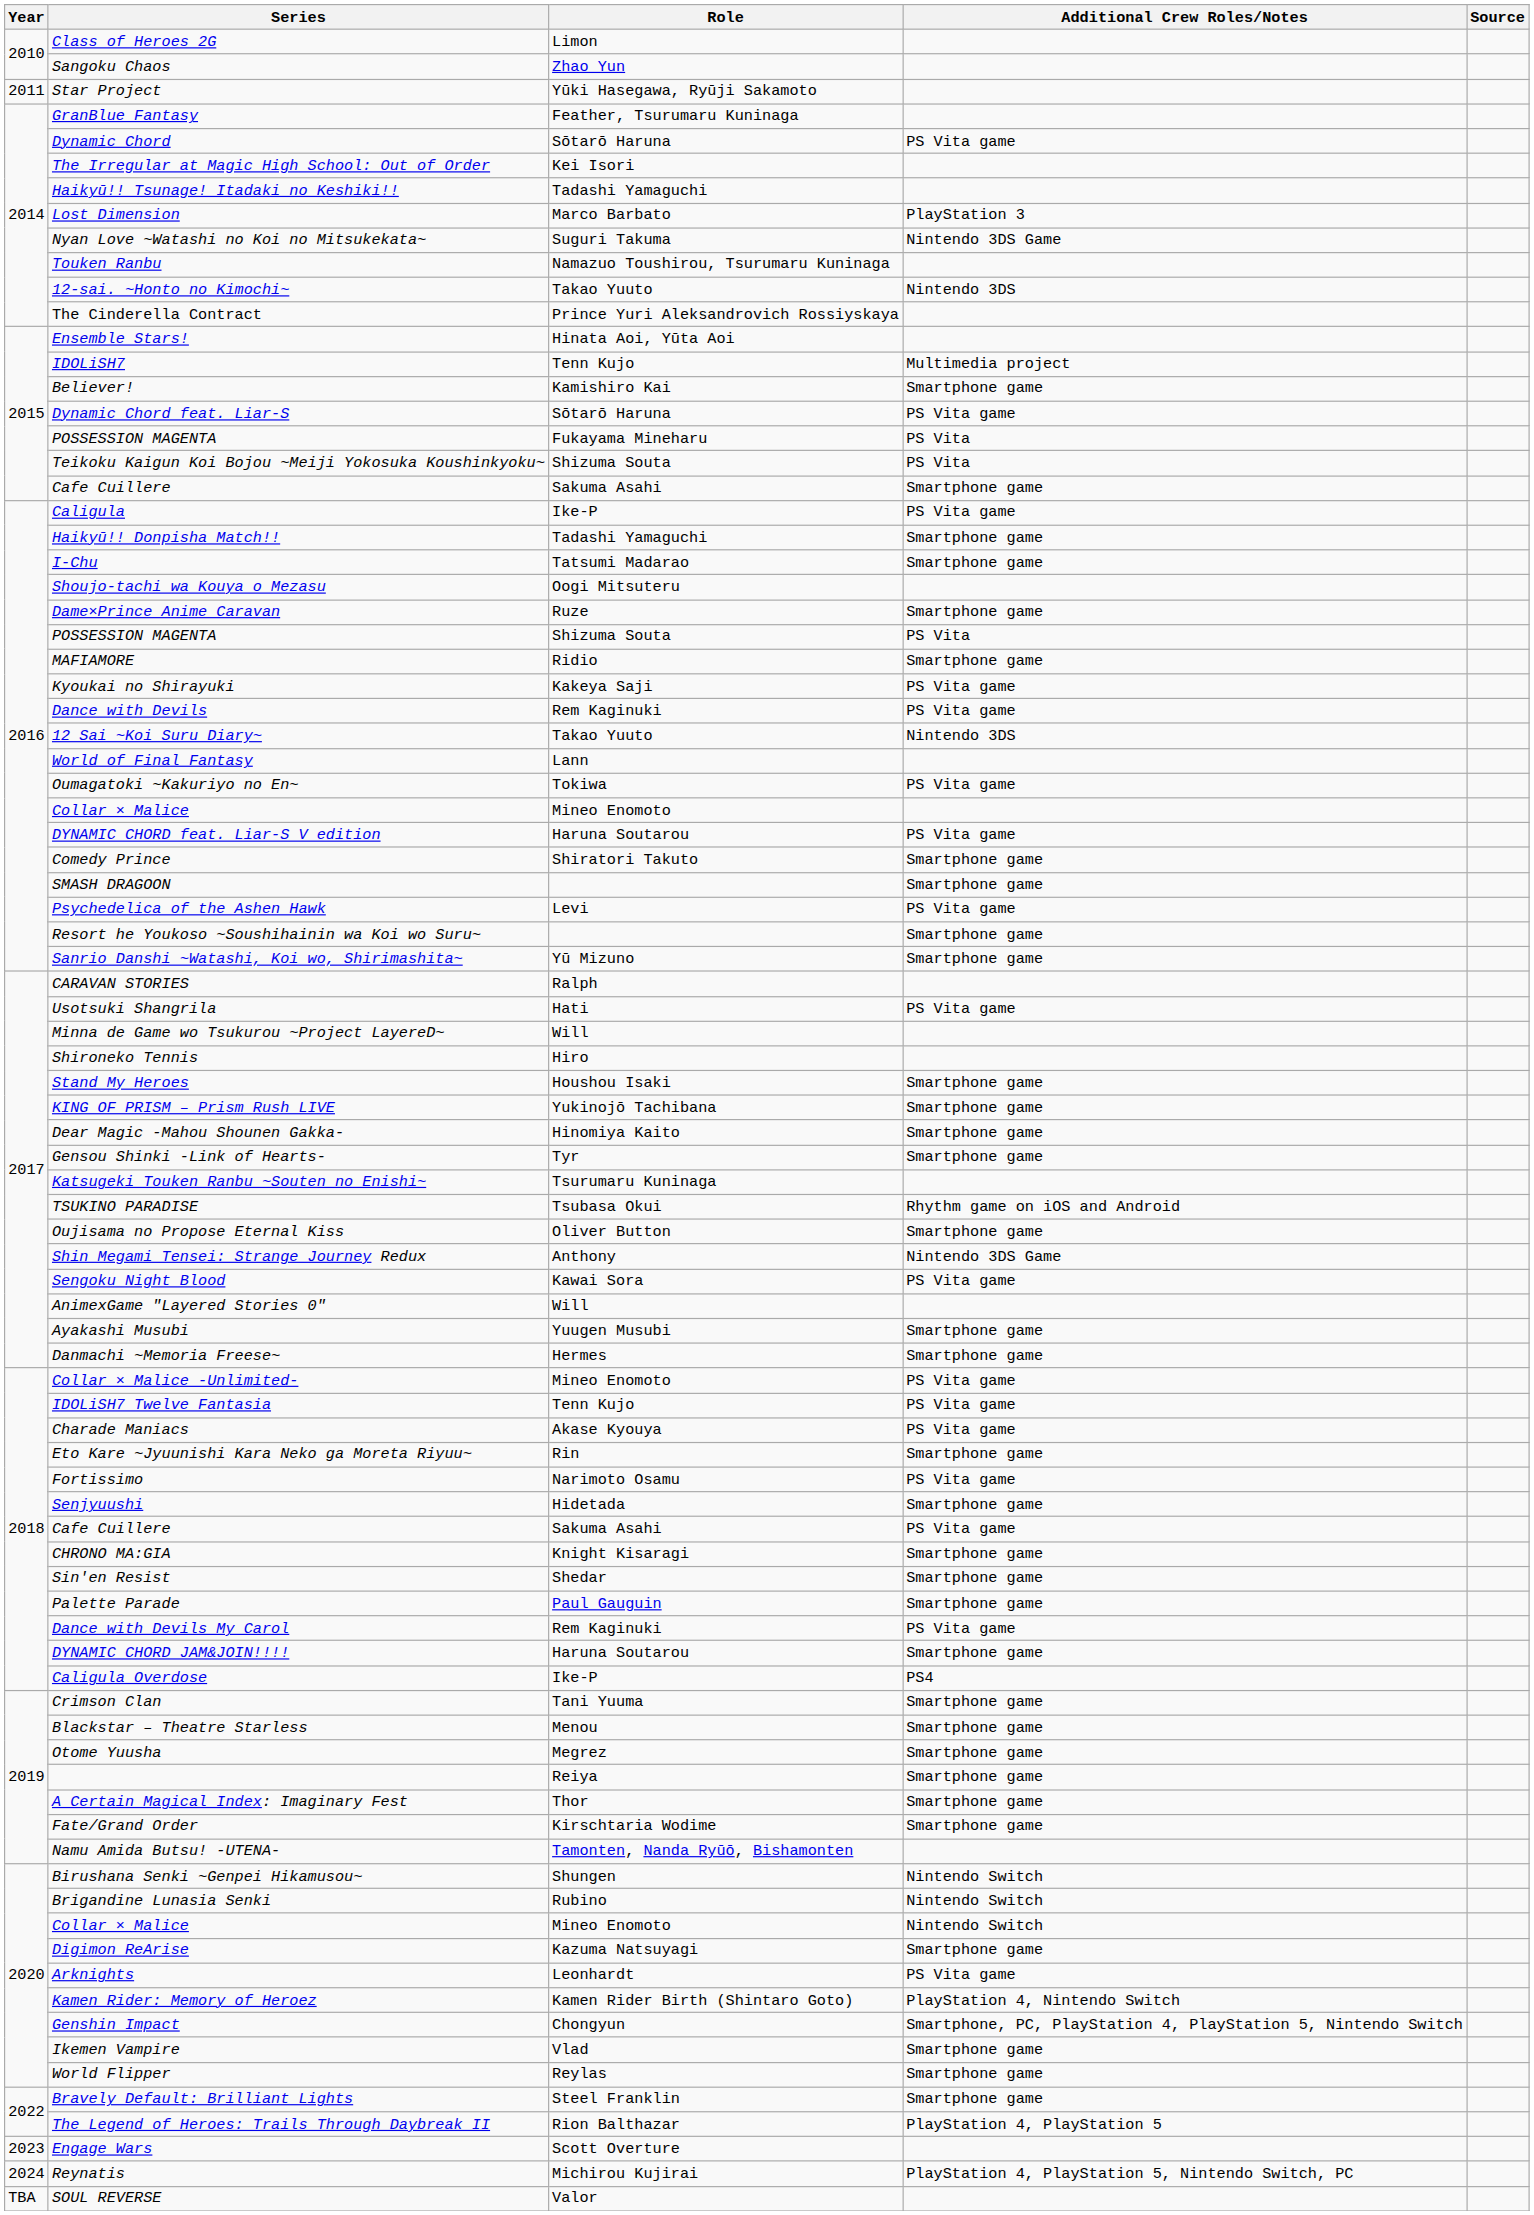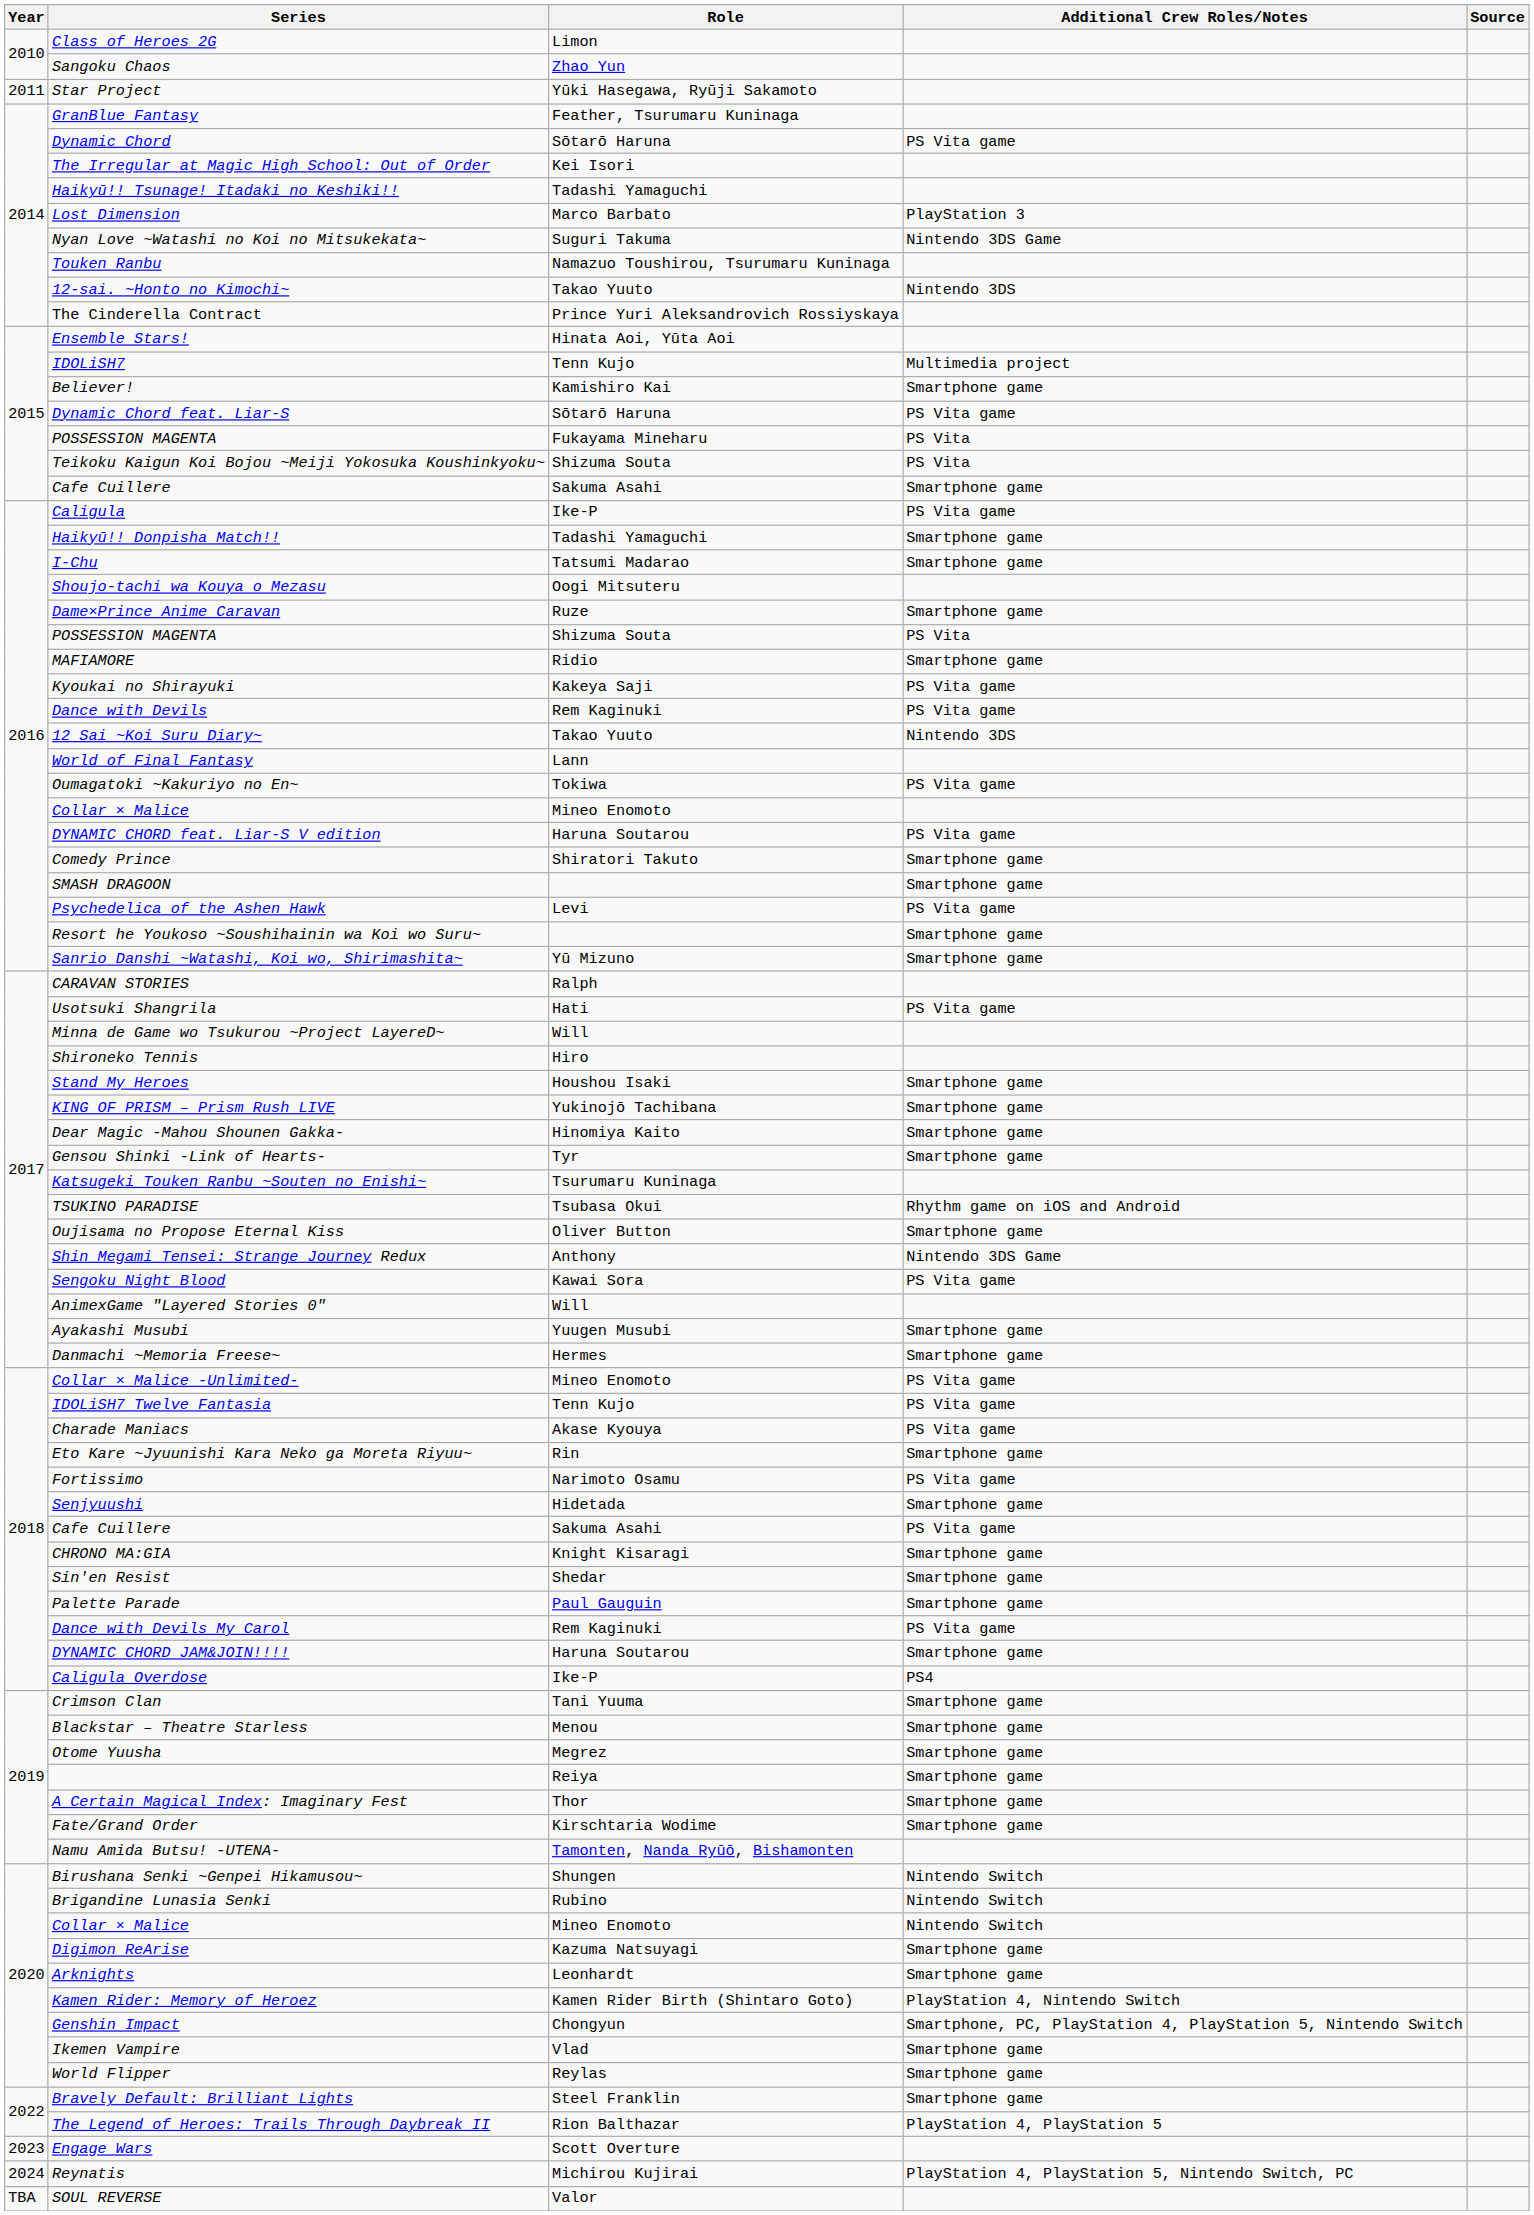(961, 1975) PS Vita game -> (975, 1975) Smartphone game
